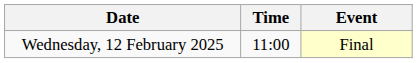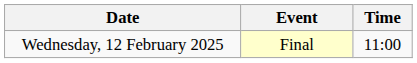columns swapped: (271, 17) <-> (356, 17)
